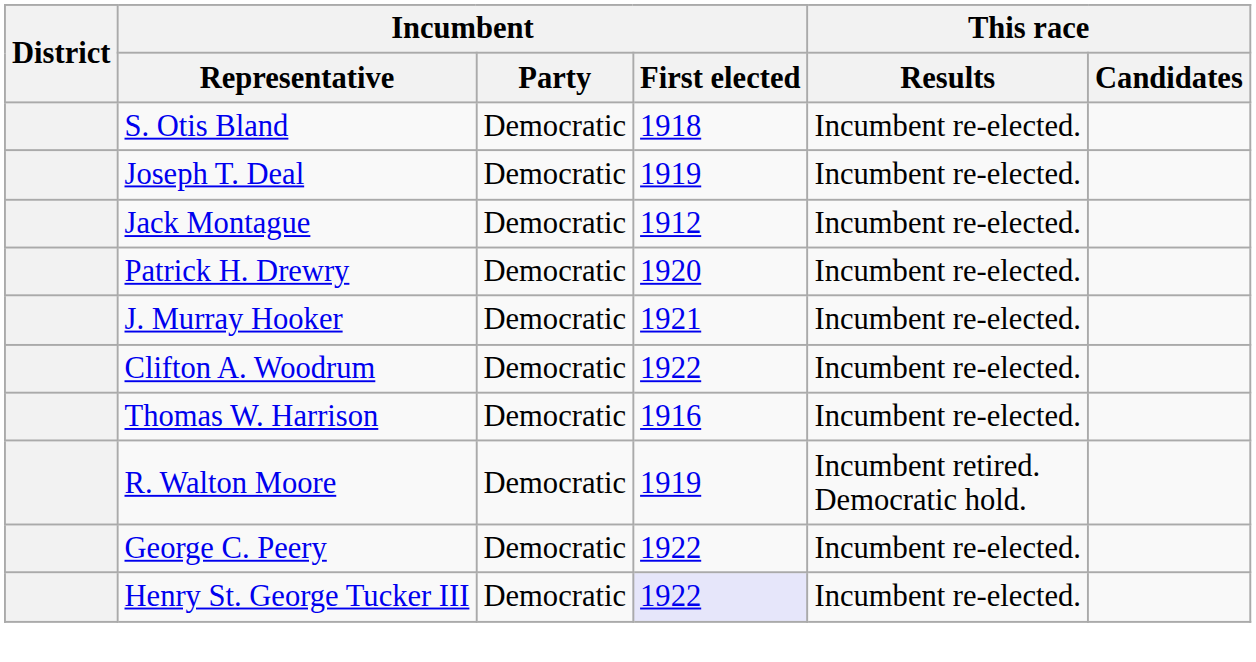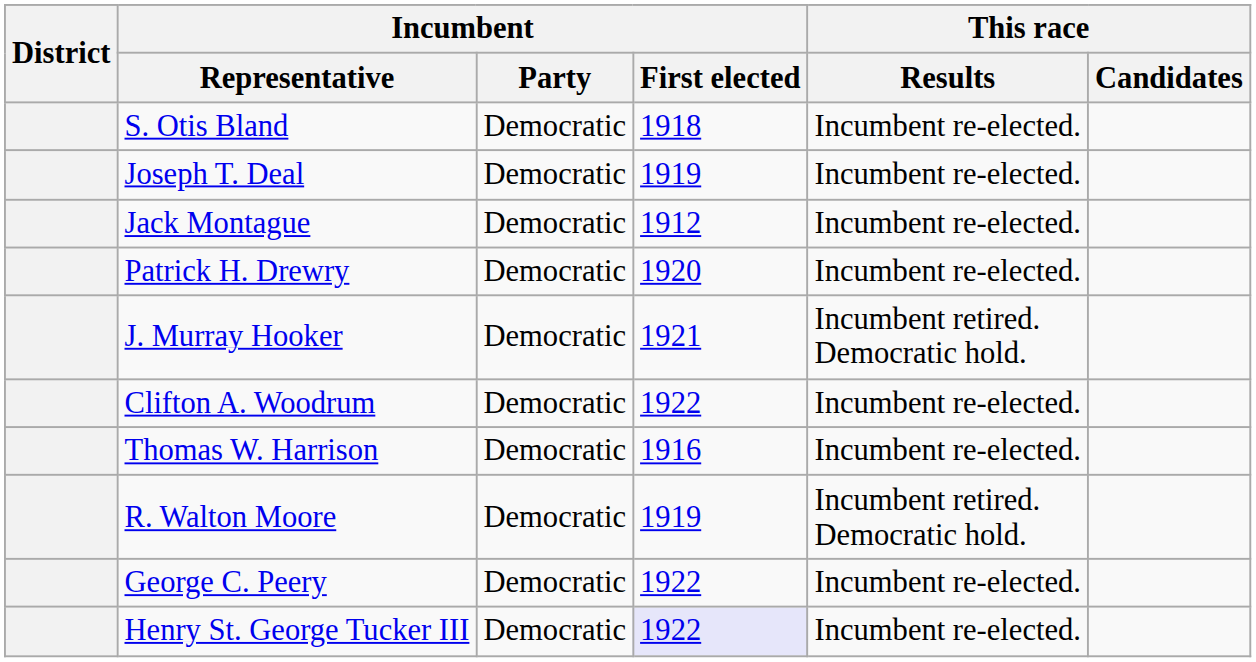(948, 319) Incumbent re-elected. -> (927, 336) Incumbent retired. Democratic hold.
